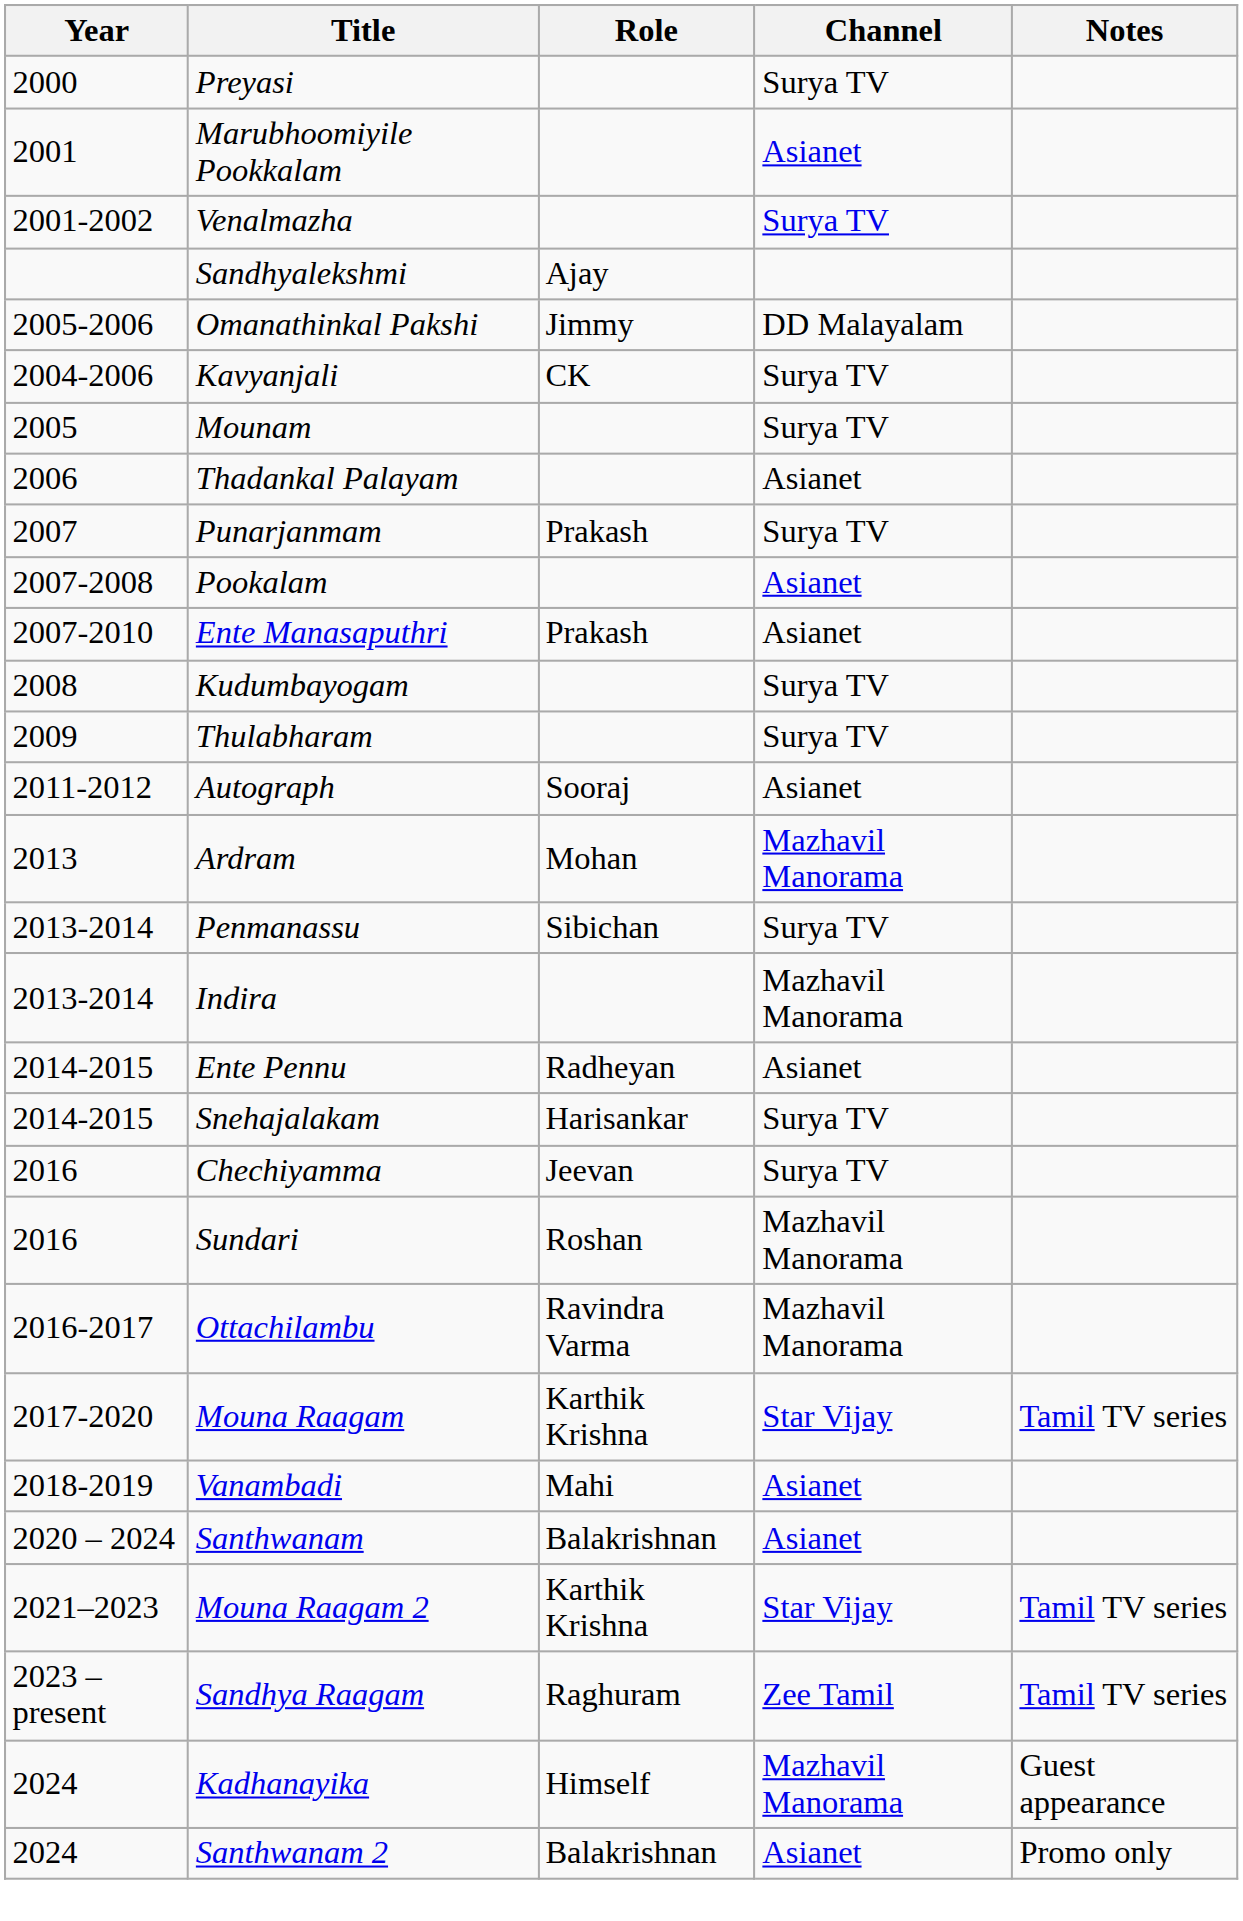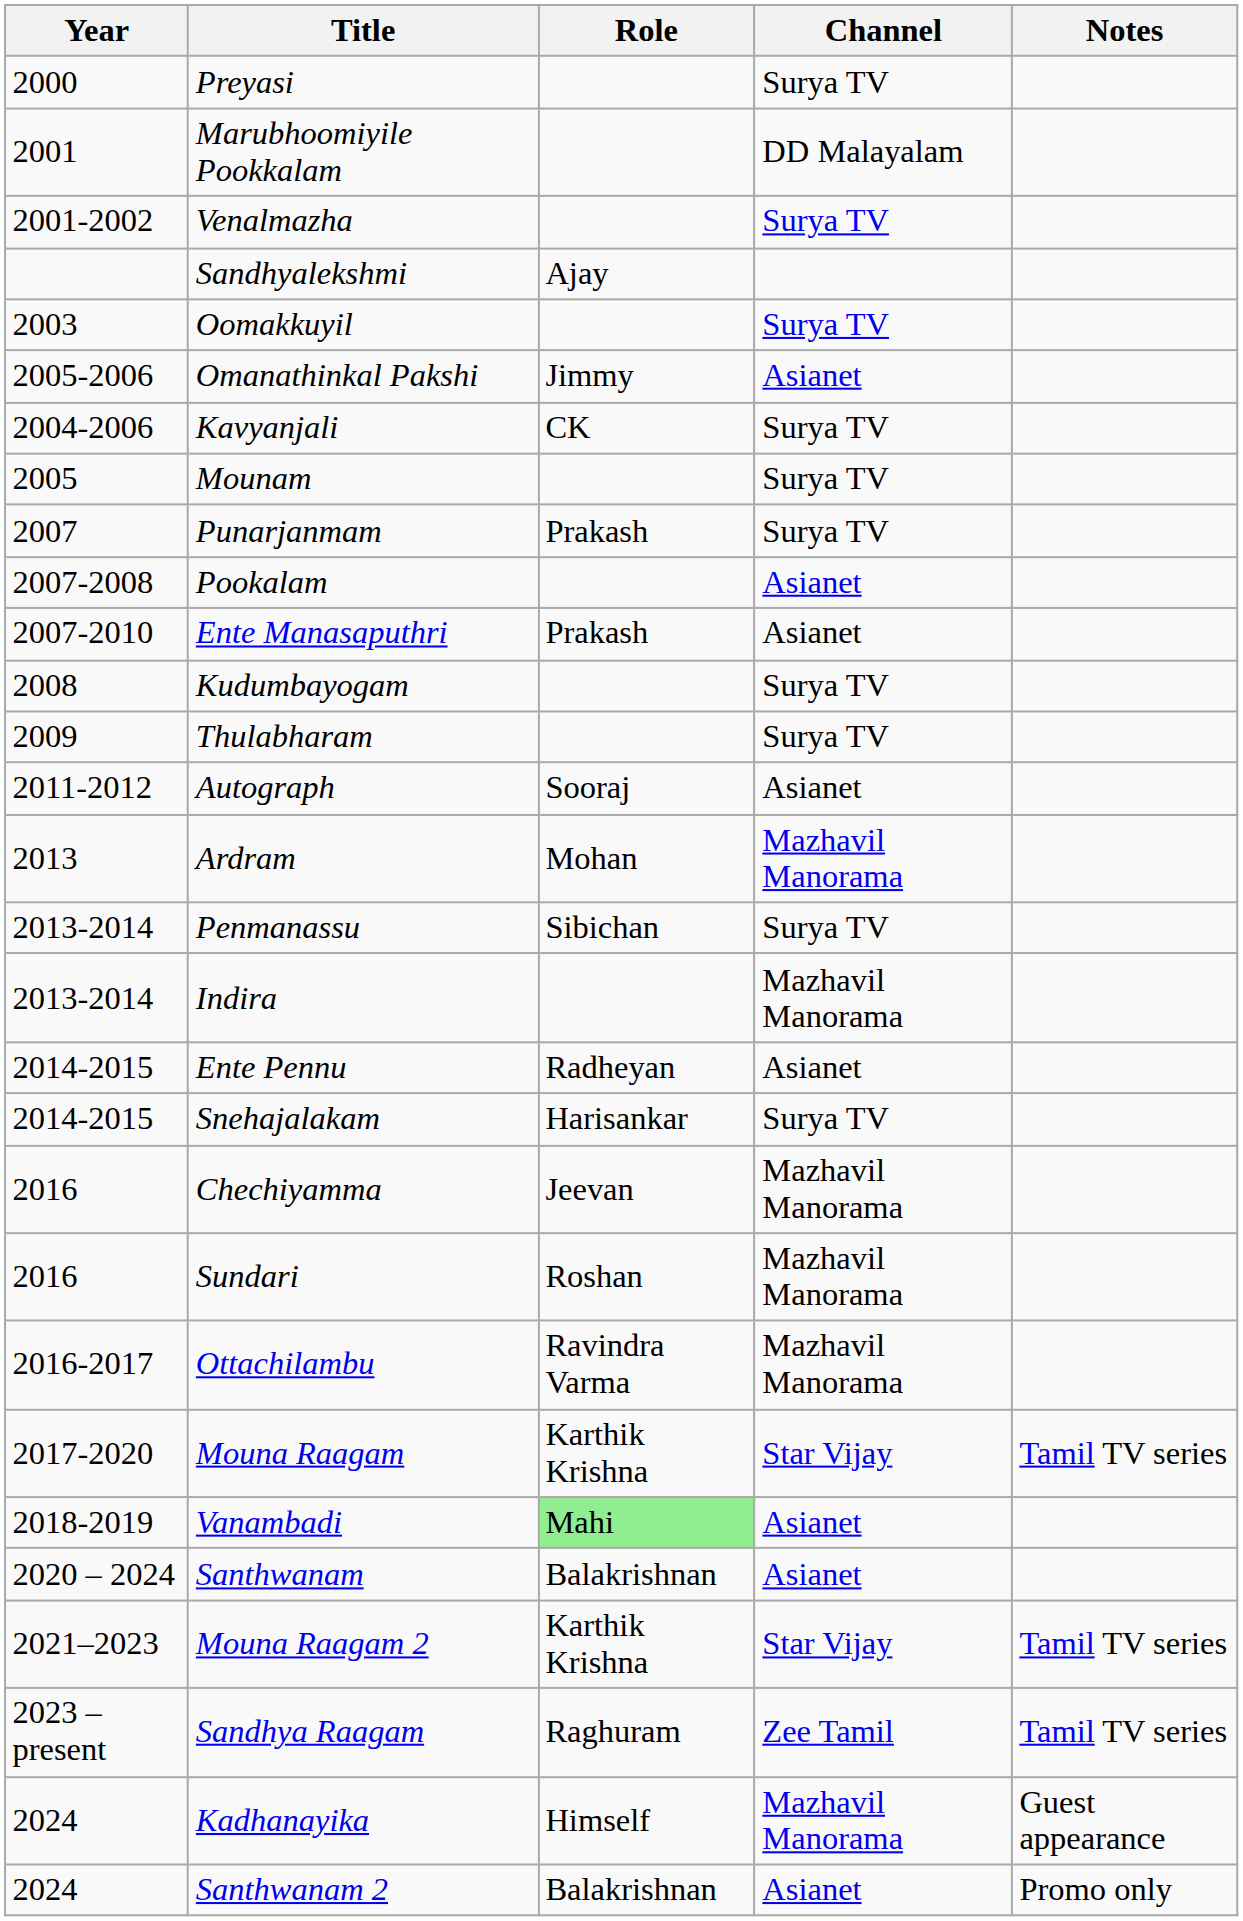(812, 151) Asianet -> (863, 151) DD Malayalam
+ row: (274, 324)
(863, 324) DD Malayalam -> (812, 375) Asianet
- row: (327, 478)
(826, 1170) Surya TV -> (833, 1188) Mazhavil Manorama
(580, 1485) no background -> (580, 1522) lightgreen background
